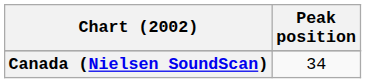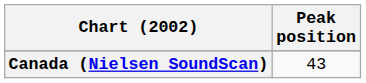(316, 65) 34 -> (316, 65) 43
